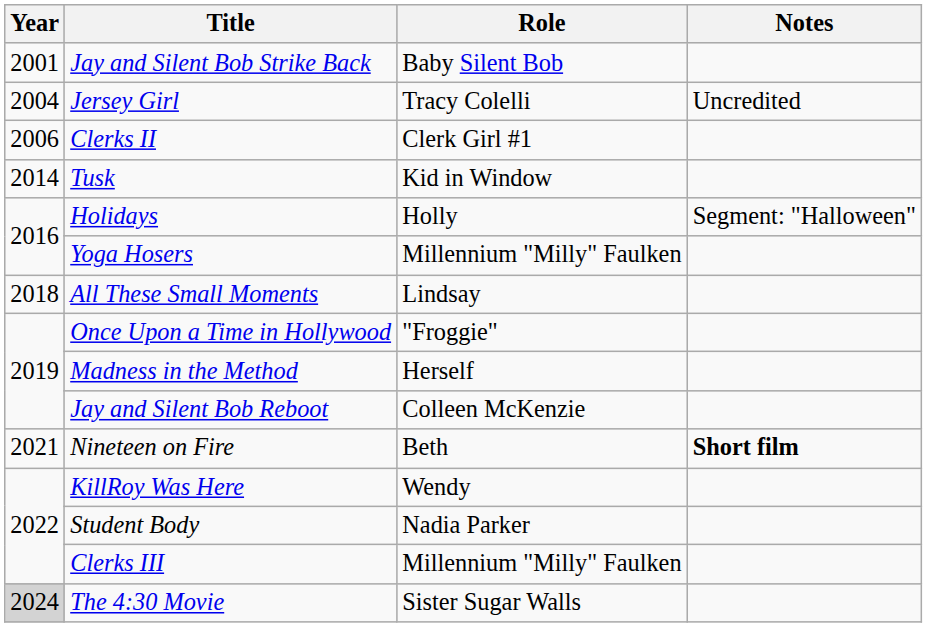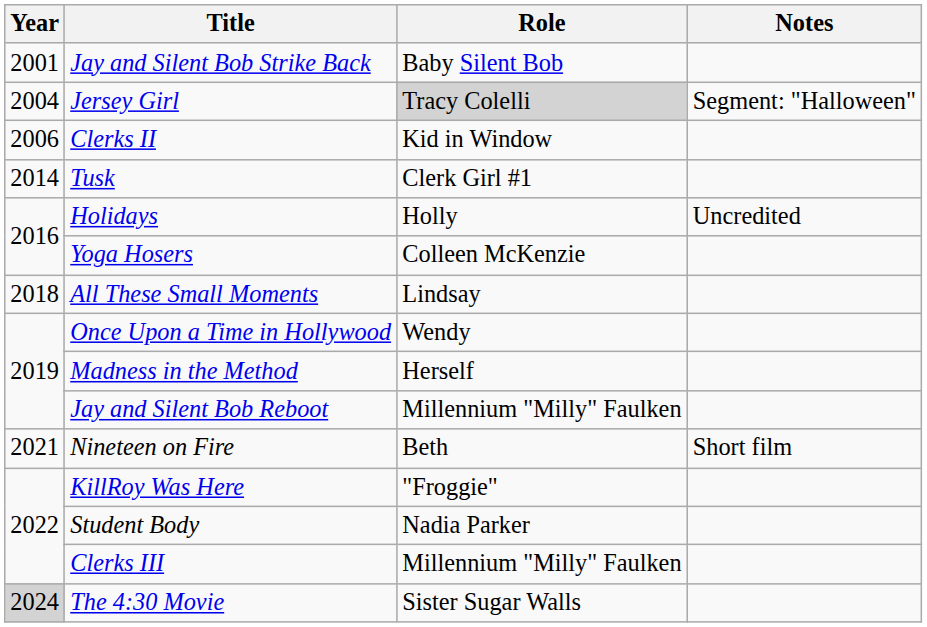(466, 100) no background -> (466, 100) lightgrey background
(747, 100) Uncredited -> (804, 100) Segment: "Halloween"
(467, 139) Clerk Girl #1 -> (477, 139) Kid in Window
(477, 178) Kid in Window -> (467, 178) Clerk Girl #1
(804, 216) Segment: "Halloween" -> (747, 216) Uncredited
(542, 255) Millennium "Milly" Faulken -> (494, 255) Colleen McKenzie
(450, 332) "Froggie" -> (436, 332) Wendy
(494, 409) Colleen McKenzie -> (542, 409) Millennium "Milly" Faulken
(746, 448) bold -> (742, 448) normal
(436, 486) Wendy -> (450, 486) "Froggie"
